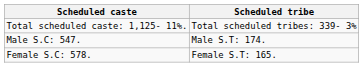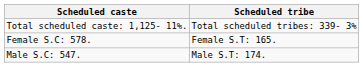rows swapped: (44, 40) <-> (49, 55)
